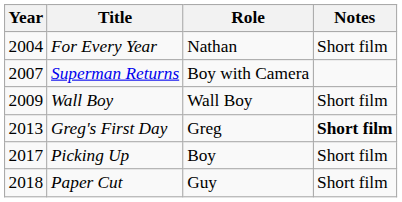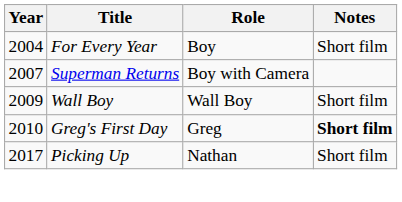(212, 45) Nathan -> (202, 45) Boy
(26, 127) 2013 -> (26, 127) 2010
(202, 155) Boy -> (212, 155) Nathan
- row: (87, 182)
